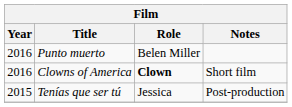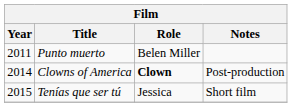(20, 53) 2016 -> (19, 53) 2011
(20, 72) 2016 -> (20, 72) 2014
(231, 72) Short film -> (245, 72) Post-production
(245, 92) Post-production -> (231, 92) Short film
